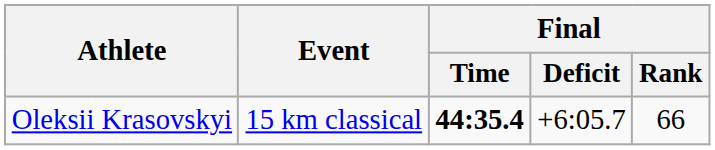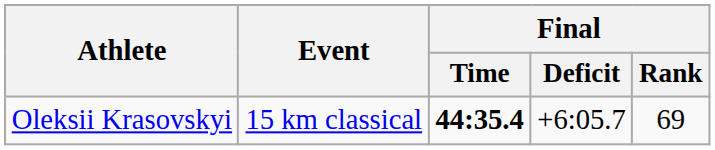(671, 120) 66 -> (671, 120) 69
